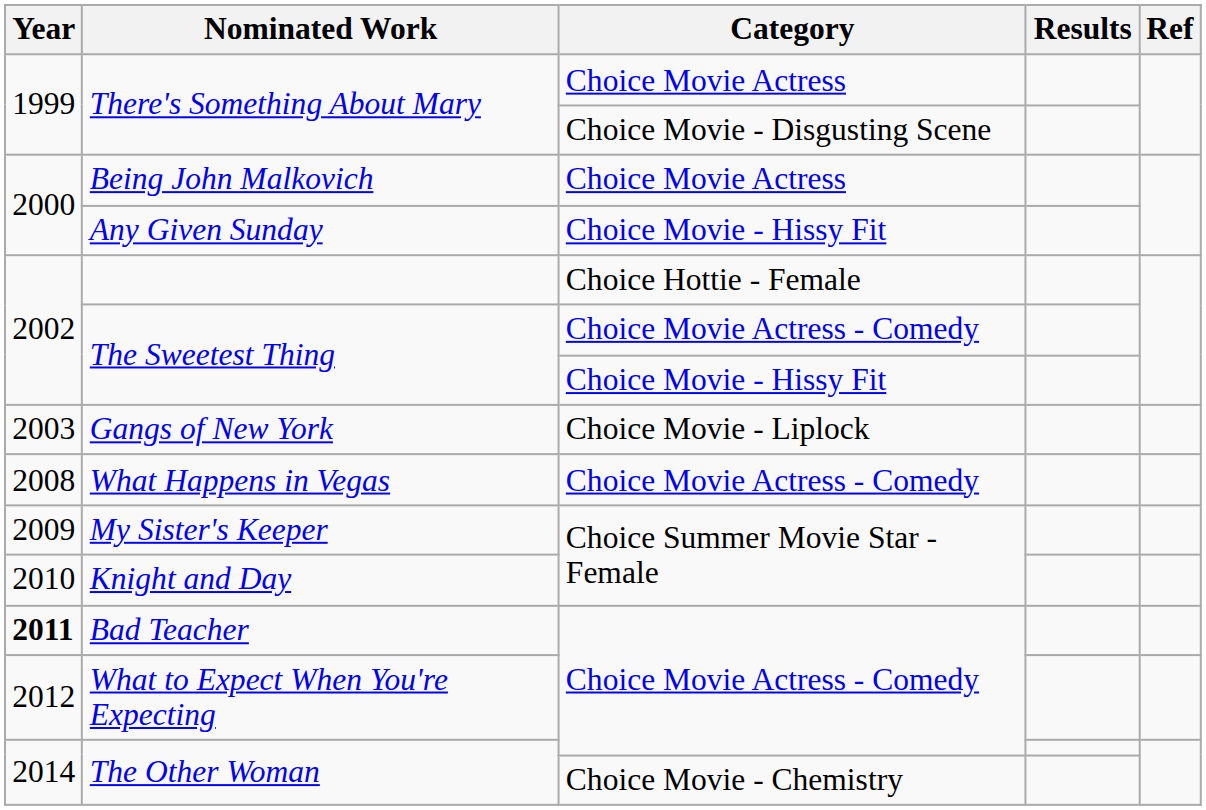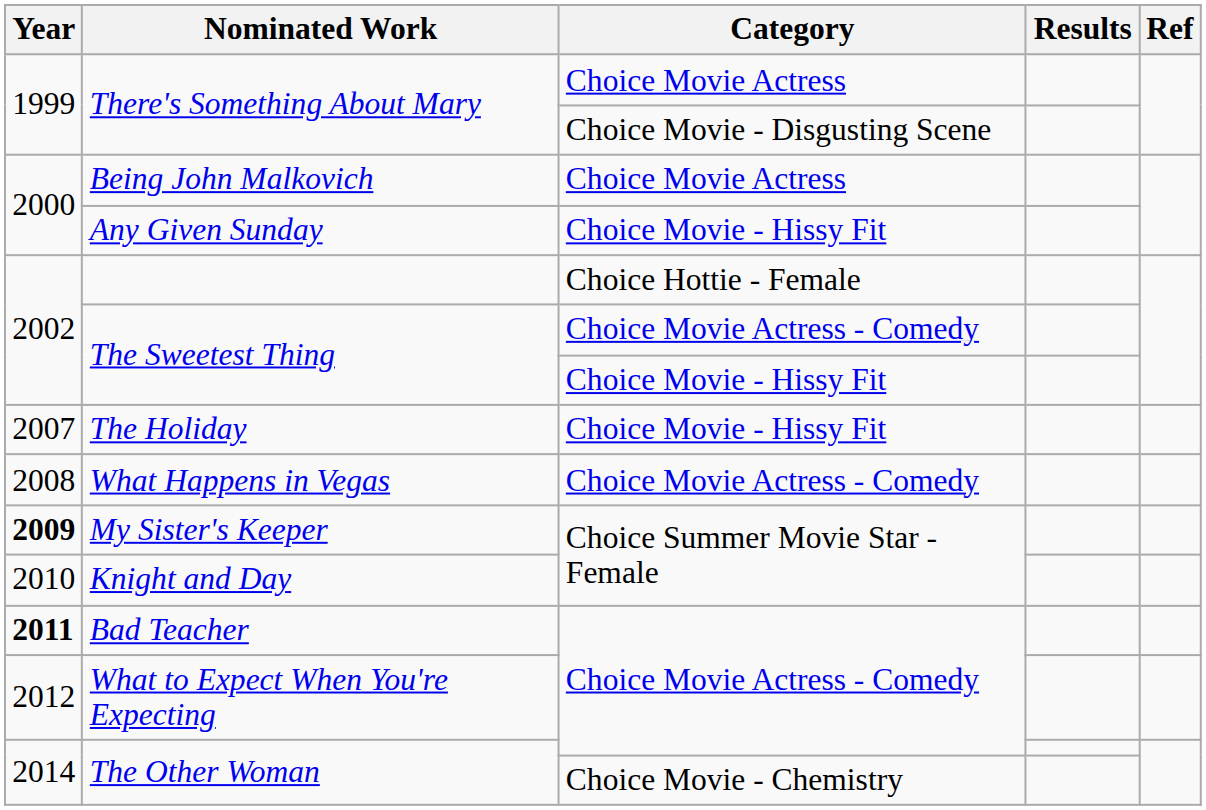- row: (211, 429)
+ row: (168, 429)
(44, 529) normal -> (44, 529) bold
